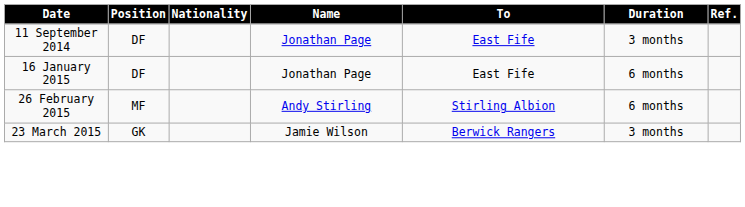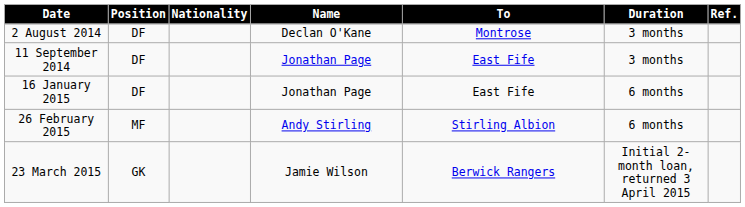+ row: (56, 33)
(656, 132) 3 months -> (656, 172) Initial 2-month loan, returned 3 April 2015
